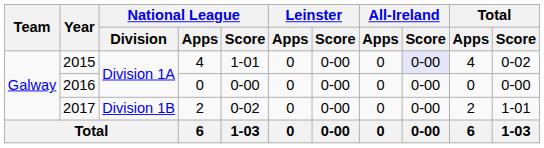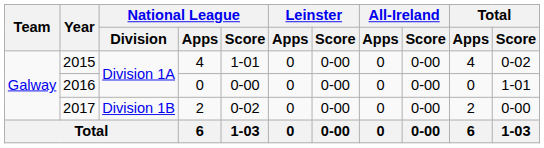(426, 62) lavender background -> (426, 62) no background
(516, 85) 0-00 -> (516, 85) 1-01
(516, 108) 1-01 -> (516, 108) 0-00
